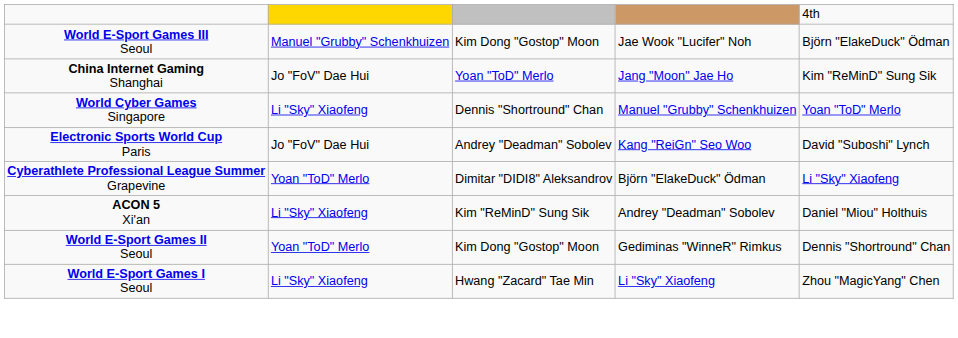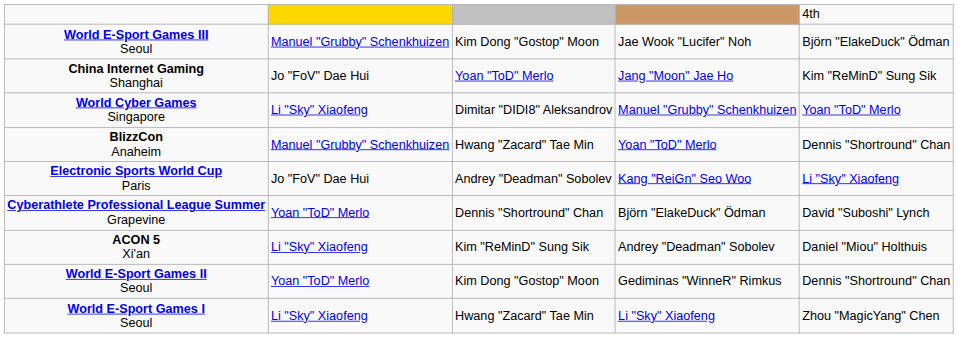(529, 110) Dennis "Shortround" Chan -> (534, 110) Dimitar "DIDI8" Aleksandrov
+ row: (136, 144)
(866, 144) David "Suboshi" Lynch -> (851, 178) Li "Sky" Xiaofeng
(534, 178) Dimitar "DIDI8" Aleksandrov -> (529, 213) Dennis "Shortround" Chan
(851, 178) Li "Sky" Xiaofeng -> (866, 213) David "Suboshi" Lynch
